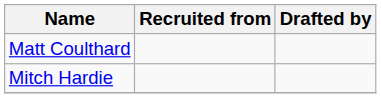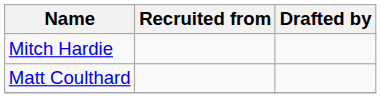rows swapped: (70, 48) <-> (61, 78)
